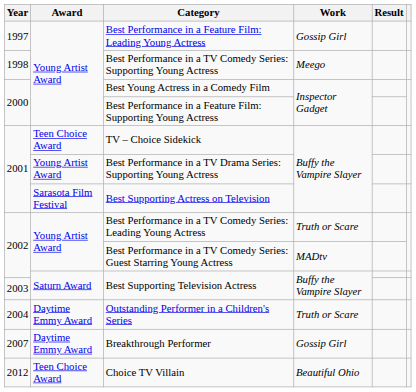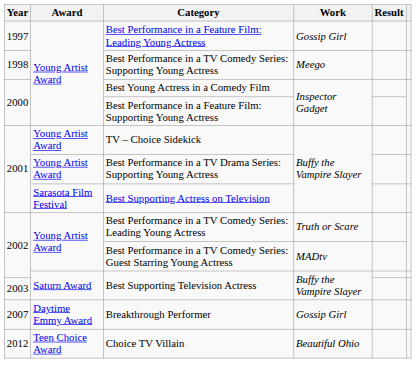(60, 140) Teen Choice Award -> (60, 140) Young Artist Award
- row: (18, 314)
